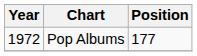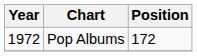(143, 39) 177 -> (143, 39) 172
